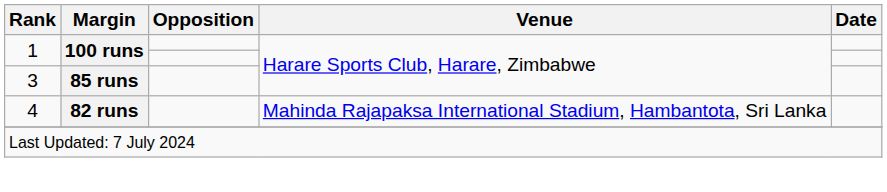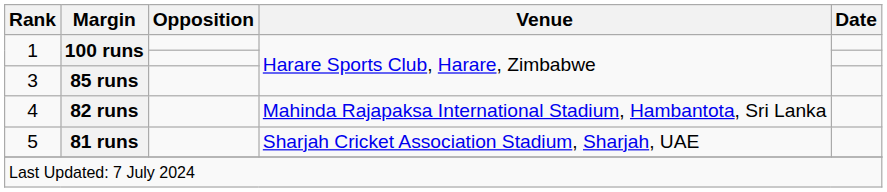+ row: (32, 141)
